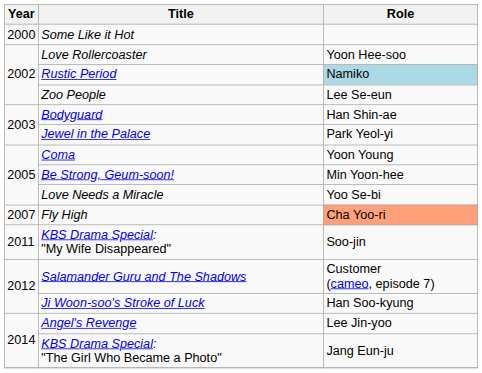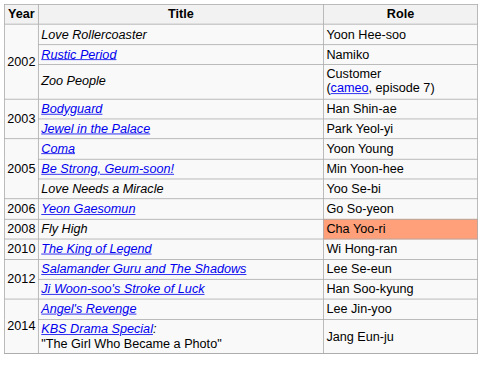- row: (88, 34)
(348, 74) lightblue background -> (348, 54) no background
(359, 94) Lee Se-eun -> (381, 81) Customer (cameo, episode 7)
+ row: (88, 209)
(21, 214) 2007 -> (21, 229) 2008
+ row: (96, 249)
- row: (106, 242)
(381, 276) Customer (cameo, episode 7) -> (359, 269) Lee Se-eun
